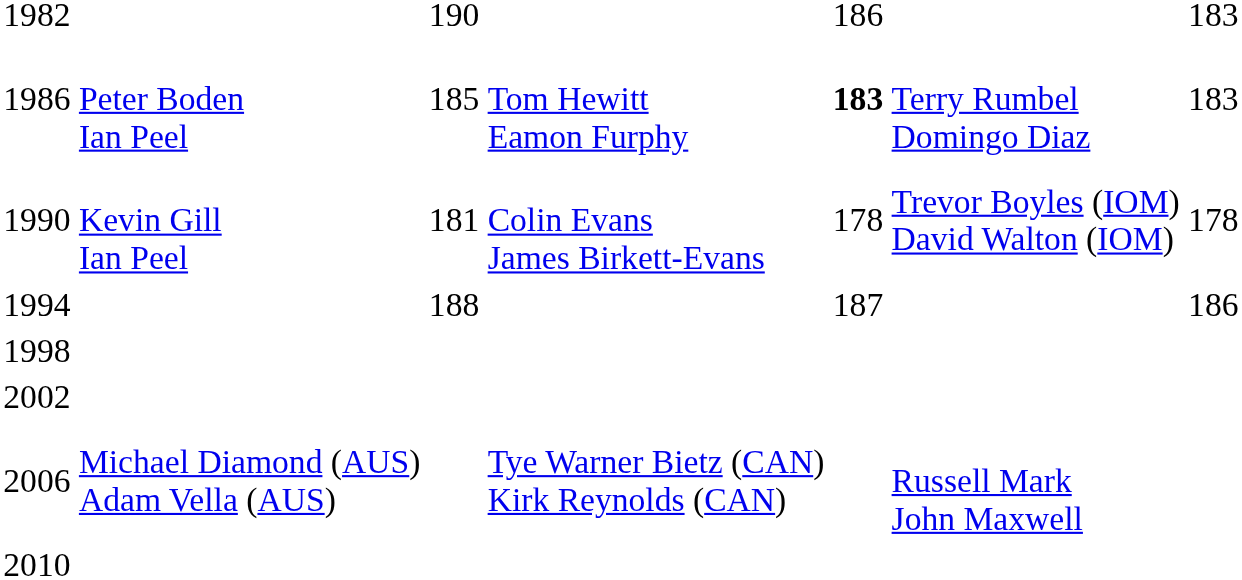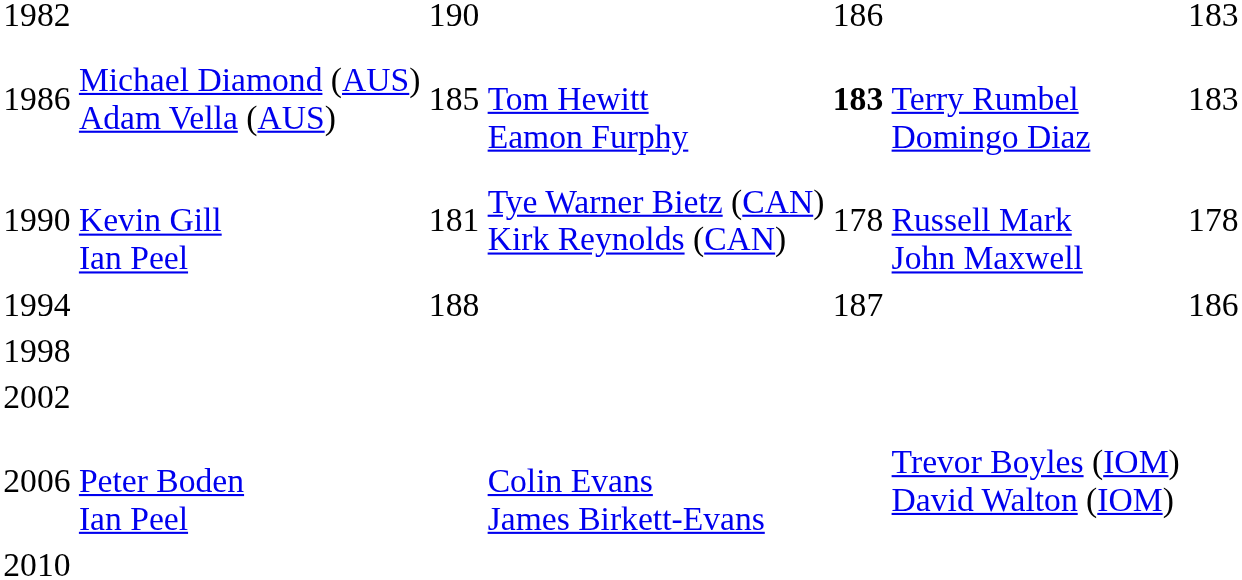(161, 117) Peter Boden Ian Peel -> (250, 98) Michael Diamond (AUS) Adam Vella (AUS)
(626, 239) Colin Evans James Birkett-Evans -> (656, 220) Tye Warner Bietz (CAN) Kirk Reynolds (CAN)
(1036, 220) Trevor Boyles (IOM) David Walton (IOM) -> (987, 239) Russell Mark John Maxwell
(250, 480) Michael Diamond (AUS) Adam Vella (AUS) -> (161, 499) Peter Boden Ian Peel
(656, 480) Tye Warner Bietz (CAN) Kirk Reynolds (CAN) -> (626, 499) Colin Evans James Birkett-Evans
(987, 499) Russell Mark John Maxwell -> (1036, 480) Trevor Boyles (IOM) David Walton (IOM)
